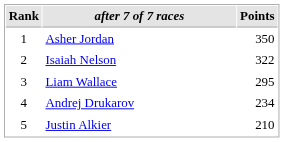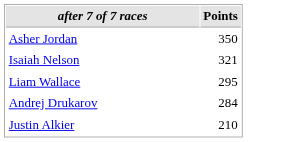- column: (24, 16)
(265, 60) 322 -> (228, 60) 321
(265, 103) 234 -> (228, 103) 284
